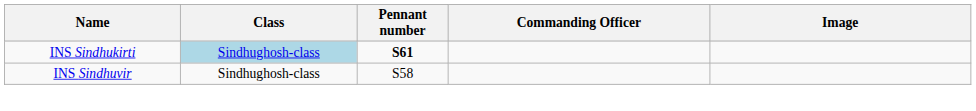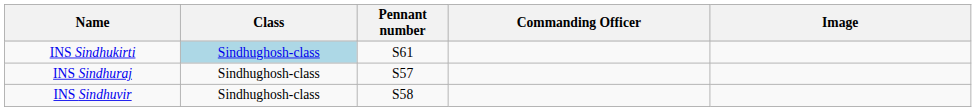(403, 52) bold -> (403, 52) normal
+ row: (93, 73)
